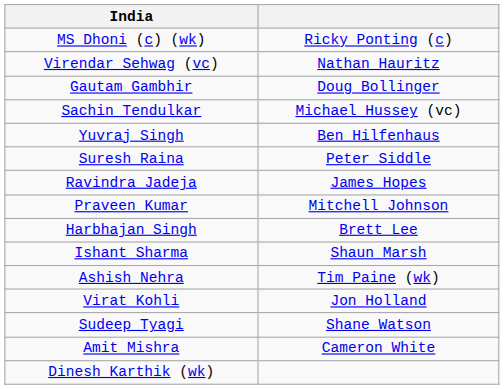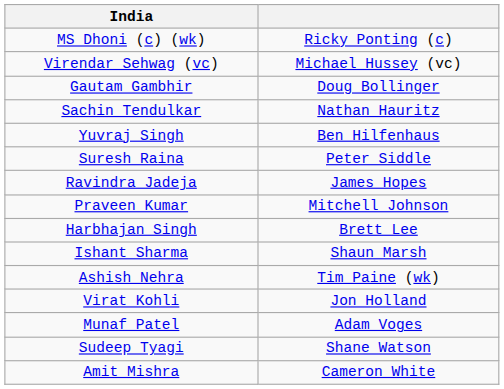(378, 64) Nathan Hauritz -> (378, 64) Michael Hussey (vc)
(378, 111) Michael Hussey (vc) -> (378, 111) Nathan Hauritz
+ row: (131, 325)
- row: (131, 372)
